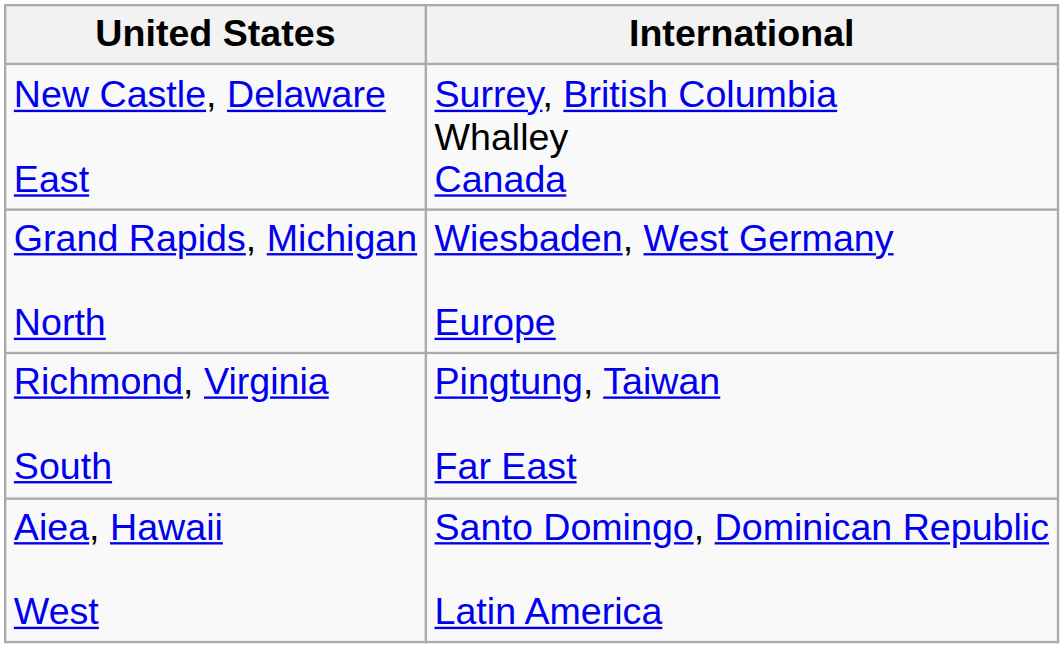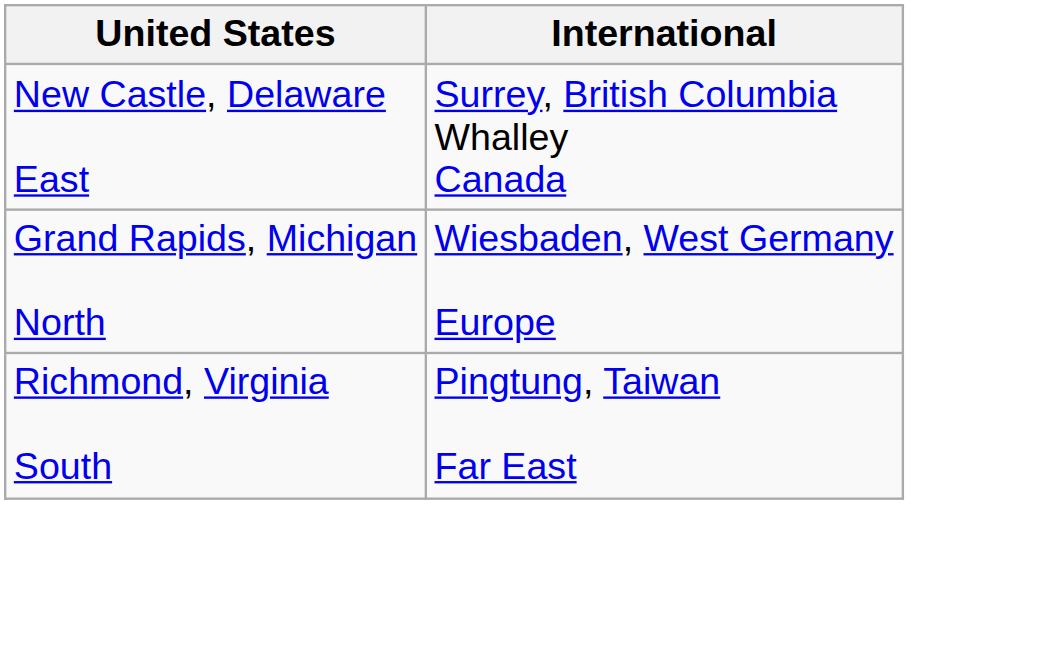- row: (118, 568)
